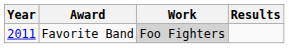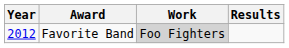(22, 33) 2011 -> (22, 33) 2012
